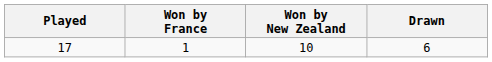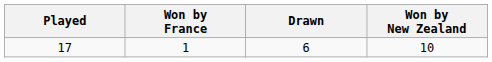columns swapped: (306, 21) <-> (427, 21)
